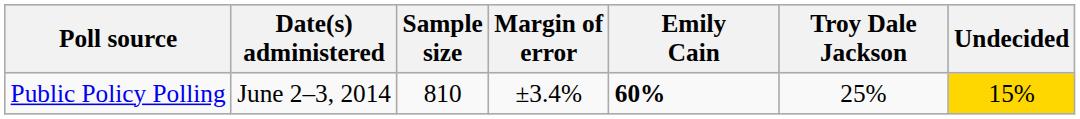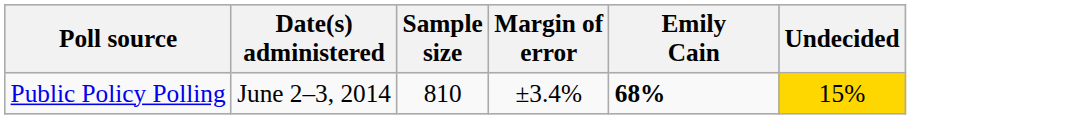- column: (863, 38)
(640, 93) 60% -> (640, 93) 68%
